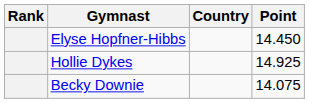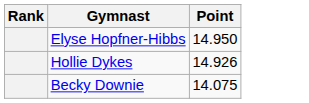- column: (221, 16)
(278, 39) 14.450 -> (215, 39) 14.950
(278, 62) 14.925 -> (215, 62) 14.926
